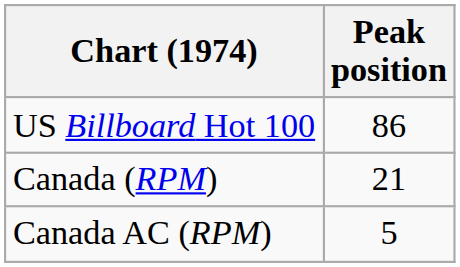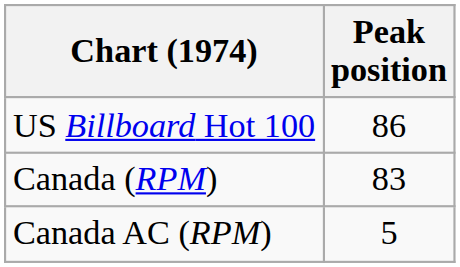(389, 178) 21 -> (389, 178) 83
